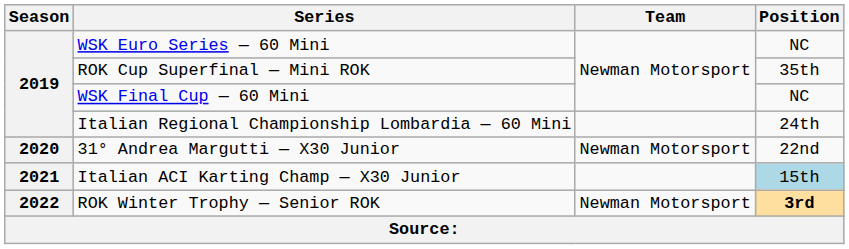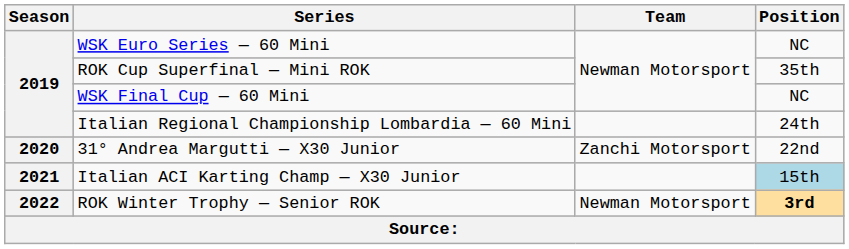(665, 150) Newman Motorsport -> (665, 150) Zanchi Motorsport
